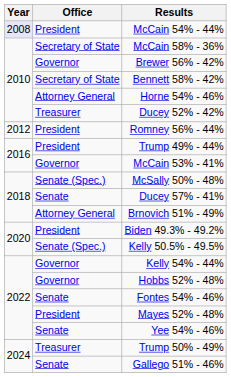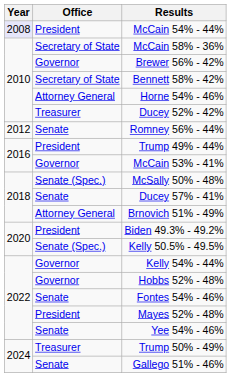(57, 130) President -> (52, 130) Senate
